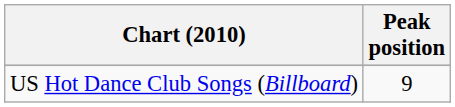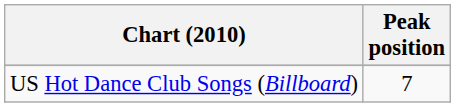(407, 83) 9 -> (407, 83) 7
